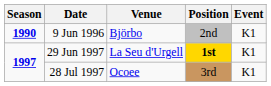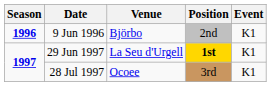(24, 33) 1990 -> (24, 33) 1996
